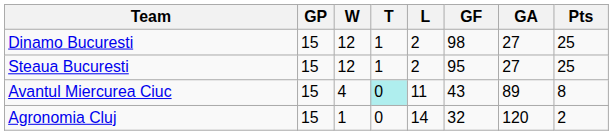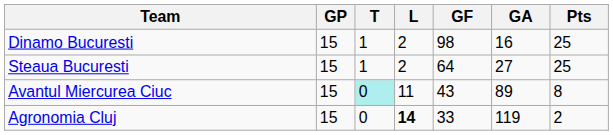- column: (352, 17)
(511, 42) 27 -> (504, 42) 16
(456, 67) 95 -> (445, 67) 64
(420, 117) normal -> (407, 117) bold
(456, 117) 32 -> (445, 117) 33
(515, 117) 120 -> (508, 117) 119
